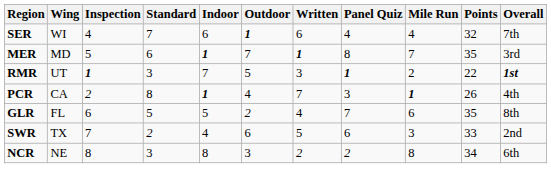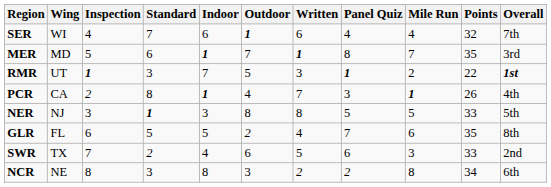+ row: (20, 113)
